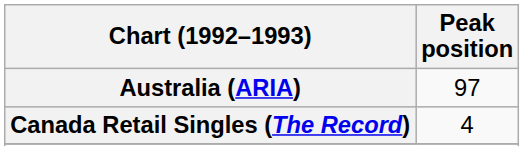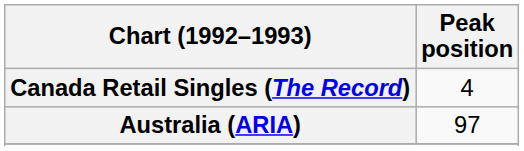rows swapped: (210, 87) <-> (210, 125)
